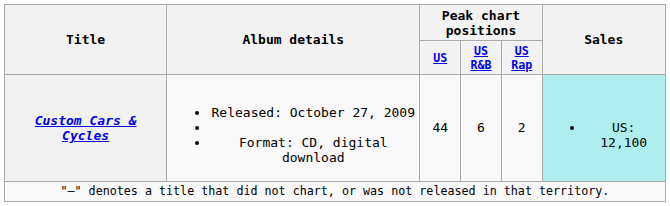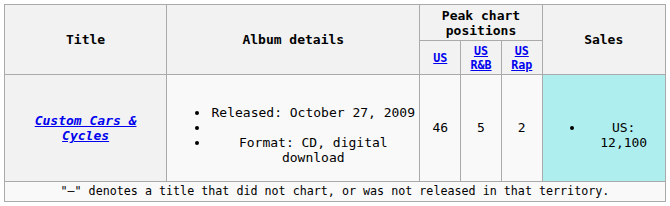(440, 128) 44 -> (440, 128) 46
(481, 128) 6 -> (481, 128) 5
